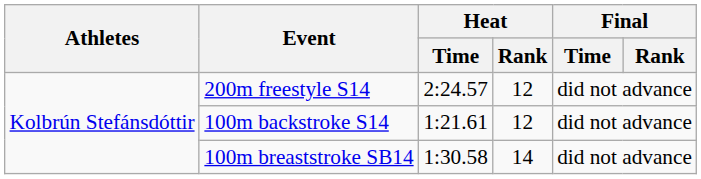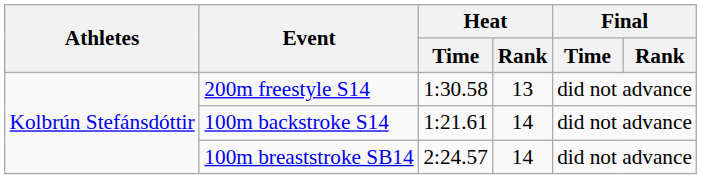(456, 88) 2:24.57 -> (456, 88) 1:30.58
(523, 88) 12 -> (523, 88) 13
(523, 122) 12 -> (523, 122) 14
(456, 156) 1:30.58 -> (456, 156) 2:24.57
